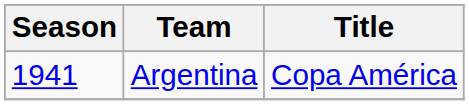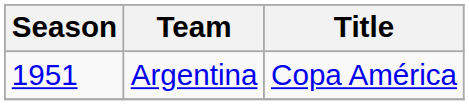(45, 74) 1941 -> (45, 74) 1951
